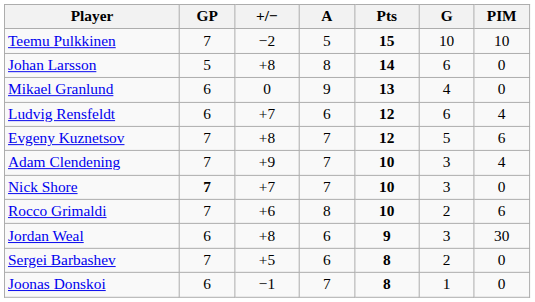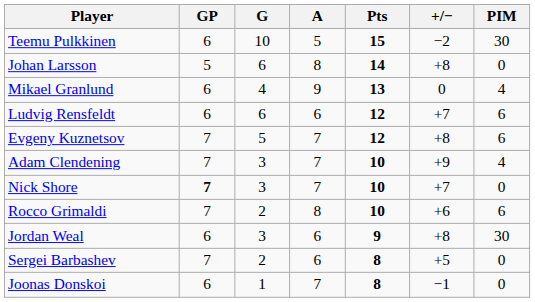columns swapped: (447, 16) <-> (267, 16)
(207, 41) 7 -> (207, 41) 6
(502, 41) 10 -> (502, 41) 30
(502, 89) 0 -> (502, 89) 4
(502, 114) 4 -> (502, 114) 6
